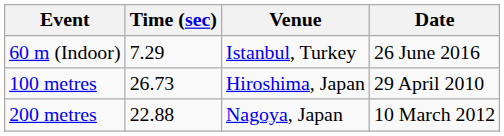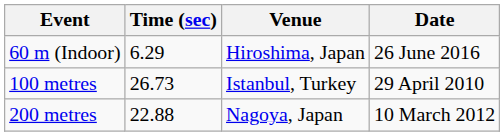(147, 51) 7.29 -> (147, 51) 6.29
(291, 51) Istanbul, Turkey -> (295, 51) Hiroshima, Japan
(295, 83) Hiroshima, Japan -> (291, 83) Istanbul, Turkey
